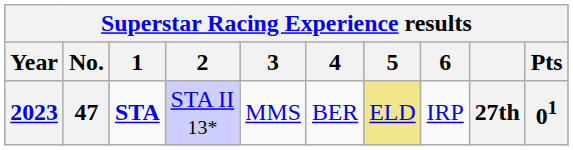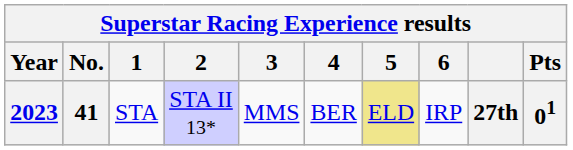(86, 112) 47 -> (86, 112) 41
(137, 112) bold -> (137, 112) normal
